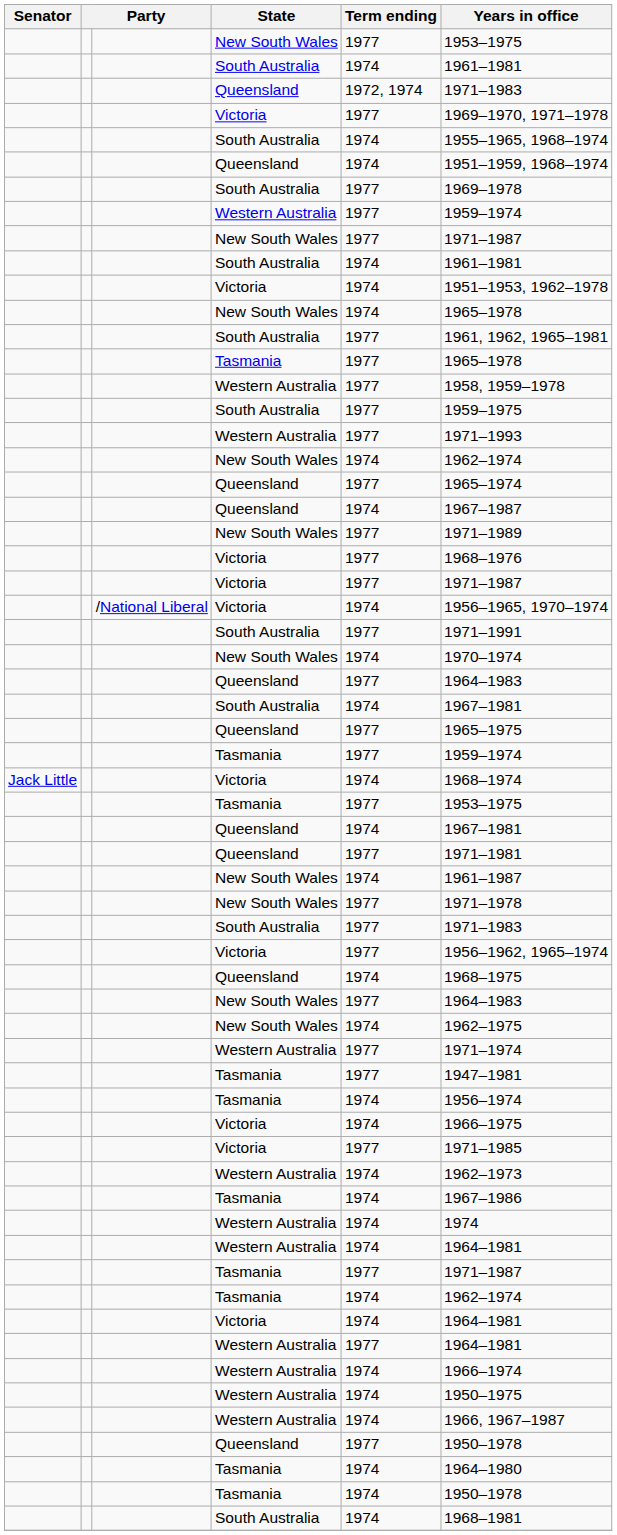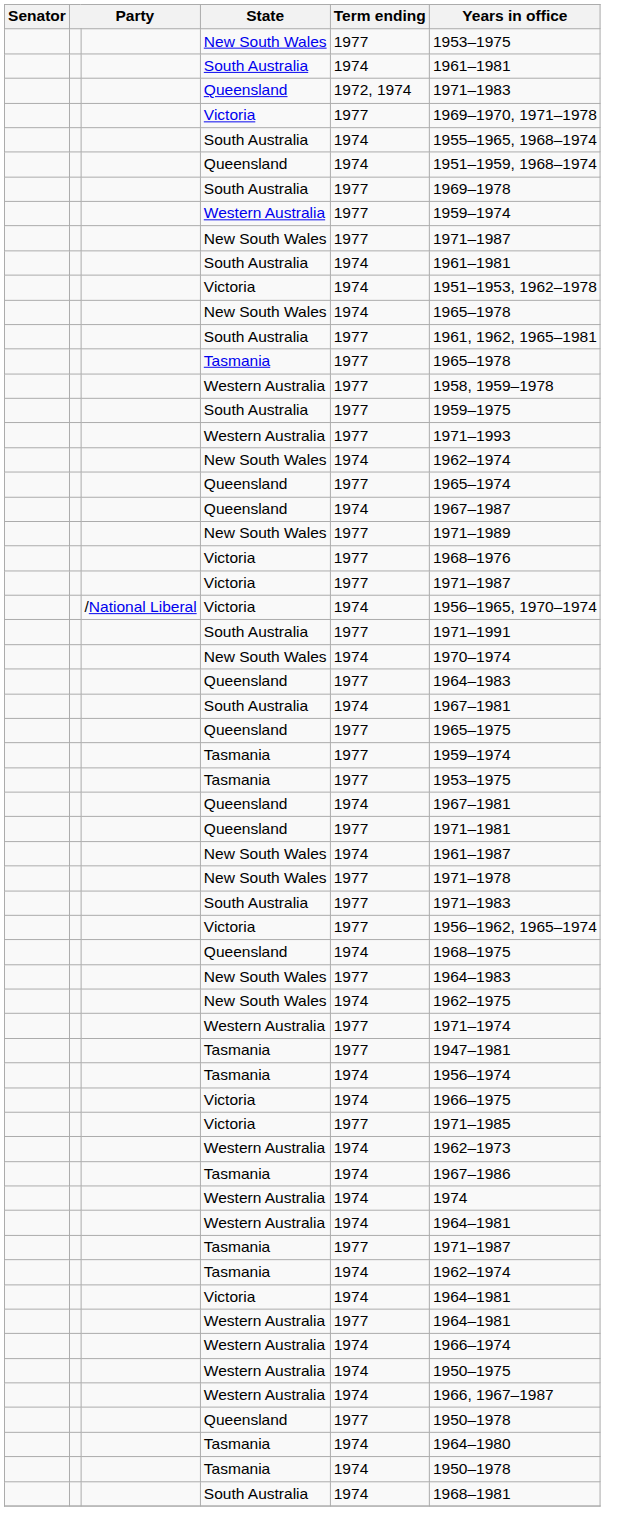- row: (43, 779)
